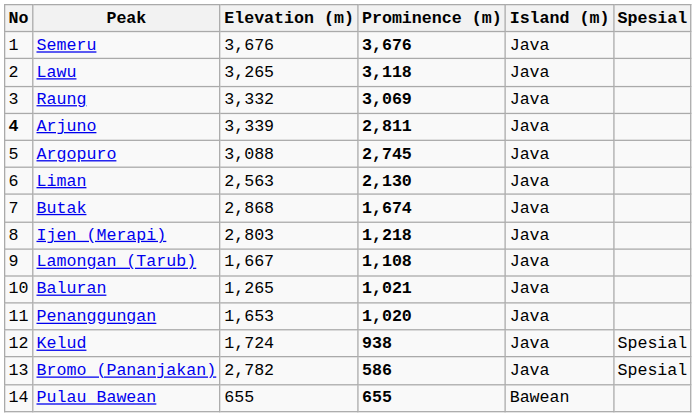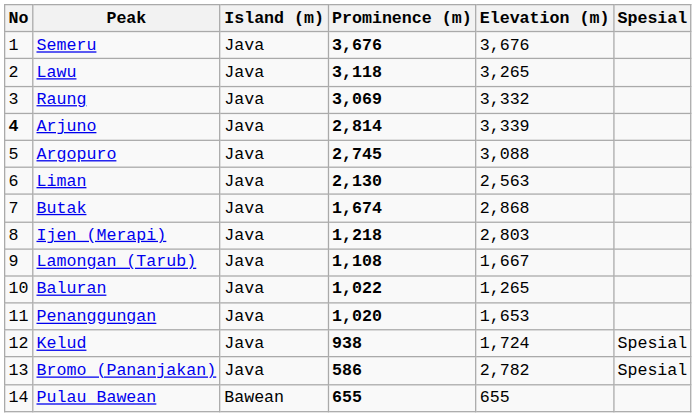columns swapped: (289, 18) <-> (560, 18)
(387, 127) 2,811 -> (357, 127) 2,814
(387, 289) 1,021 -> (357, 289) 1,022
